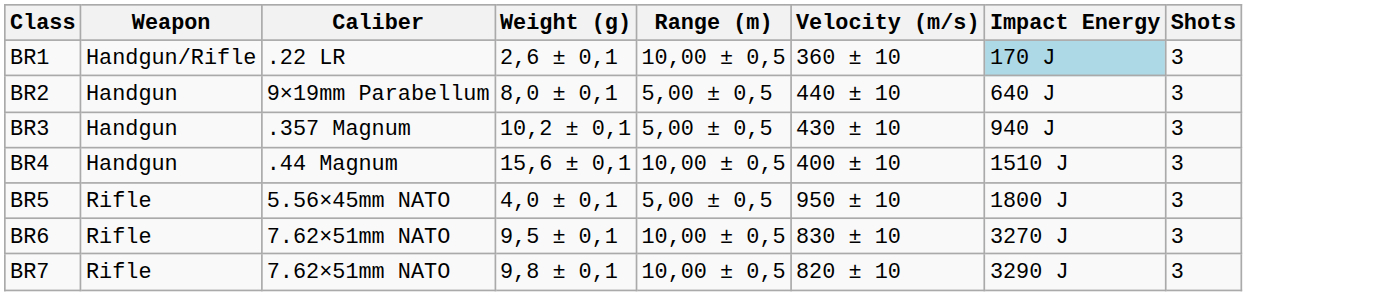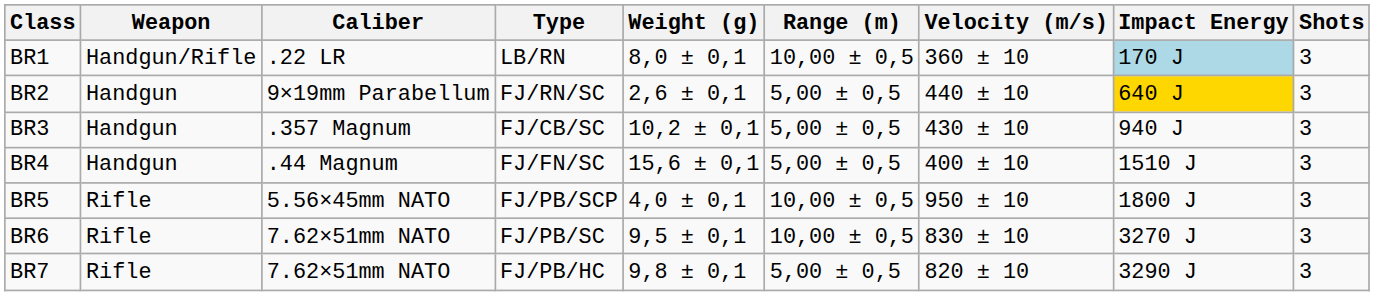+ column: (559, 23)
(559, 58) 2,6 ± 0,1 -> (687, 58) 8,0 ± 0,1
(559, 94) 8,0 ± 0,1 -> (687, 94) 2,6 ± 0,1
(1023, 94) no background -> (1151, 94) gold background
(714, 165) 10,00 ± 0,5 -> (835, 165) 5,00 ± 0,5
(707, 201) 5,00 ± 0,5 -> (842, 201) 10,00 ± 0,5
(714, 272) 10,00 ± 0,5 -> (835, 272) 5,00 ± 0,5
